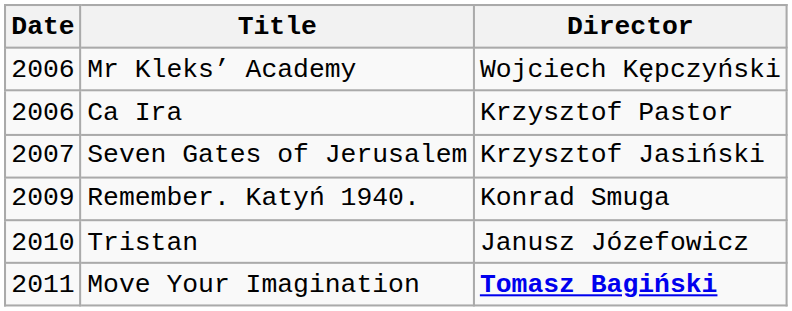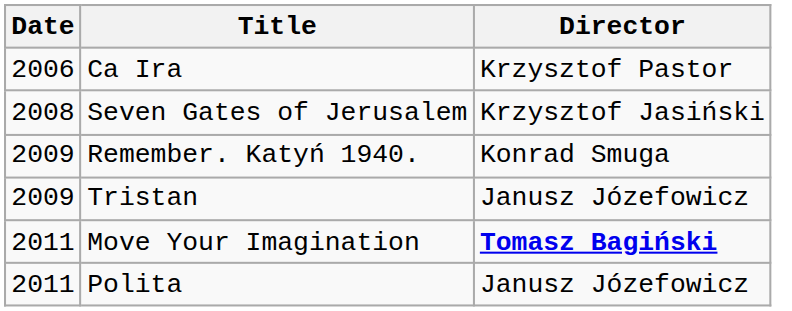- row: (222, 70)
(43, 156) 2007 -> (43, 113) 2008
(43, 242) 2010 -> (43, 199) 2009
+ row: (135, 285)
